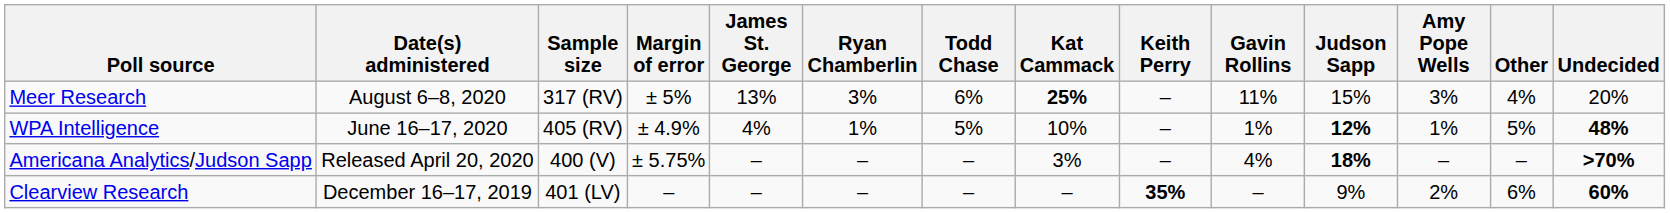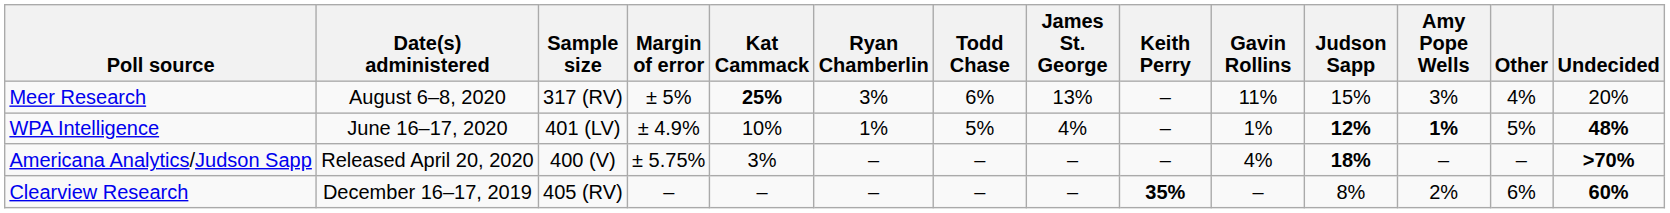columns swapped: (1067, 54) <-> (756, 43)
(583, 129) 405 (RV) -> (583, 129) 401 (LV)
(1444, 129) normal -> (1444, 129) bold
(583, 192) 401 (LV) -> (583, 192) 405 (RV)
(1351, 192) 9% -> (1351, 192) 8%
